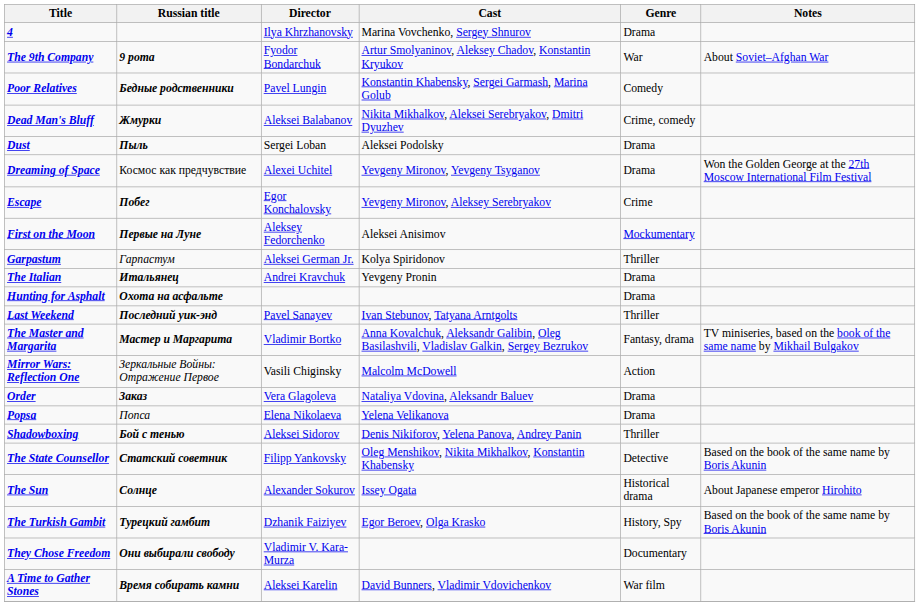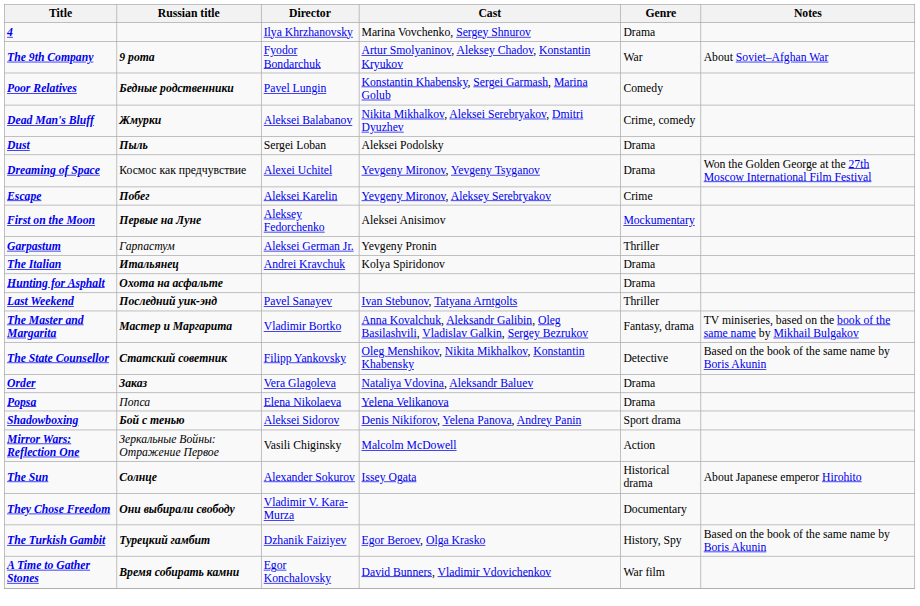(297, 202) Egor Konchalovsky -> (301, 195) Aleksei Karelin
(403, 259) Kolya Spiridonov -> (399, 246) Yevgeny Pronin
(399, 277) Yevgeny Pronin -> (403, 264) Kolya Spiridonov
rows swapped: (43, 371) <-> (58, 458)
(641, 433) Thriller -> (652, 420) Sport drama
rows swapped: (56, 522) <-> (59, 553)
(301, 585) Aleksei Karelin -> (297, 572) Egor Konchalovsky
